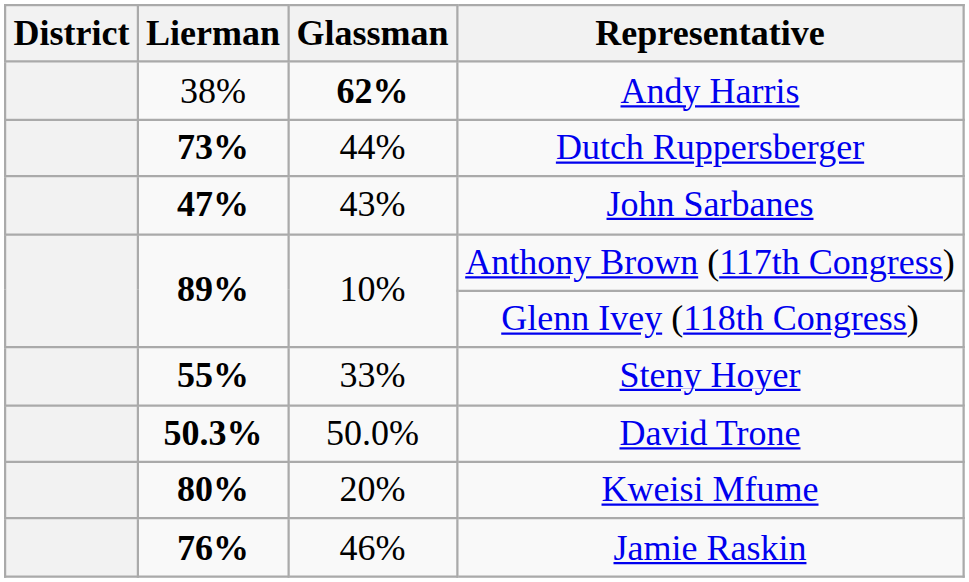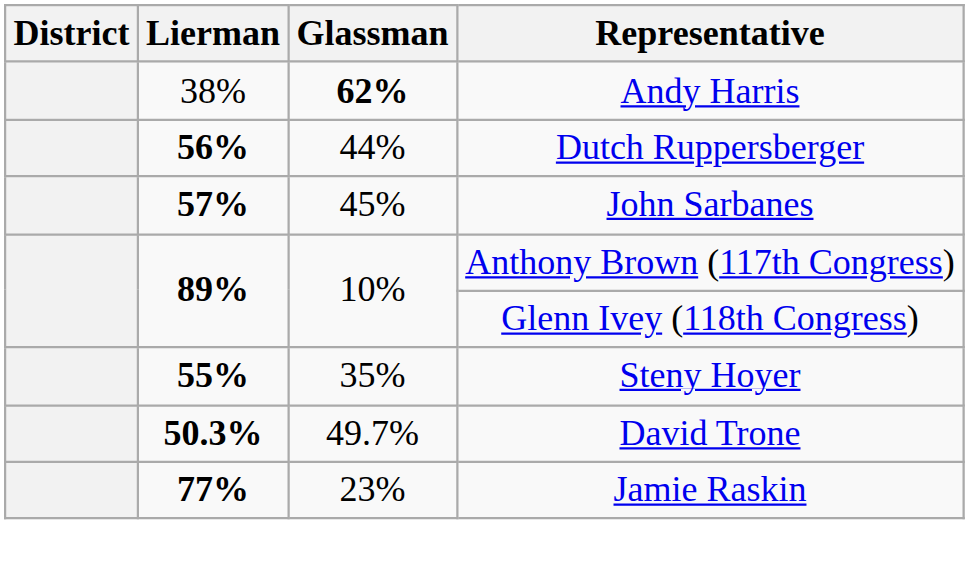(213, 147) 73% -> (213, 147) 56%
(213, 204) 47% -> (213, 204) 57%
(373, 204) 43% -> (373, 204) 45%
(373, 375) 33% -> (373, 375) 35%
(373, 432) 50.0% -> (373, 432) 49.7%
- row: (710, 489)
(213, 546) 76% -> (213, 489) 77%
(373, 546) 46% -> (373, 489) 23%
